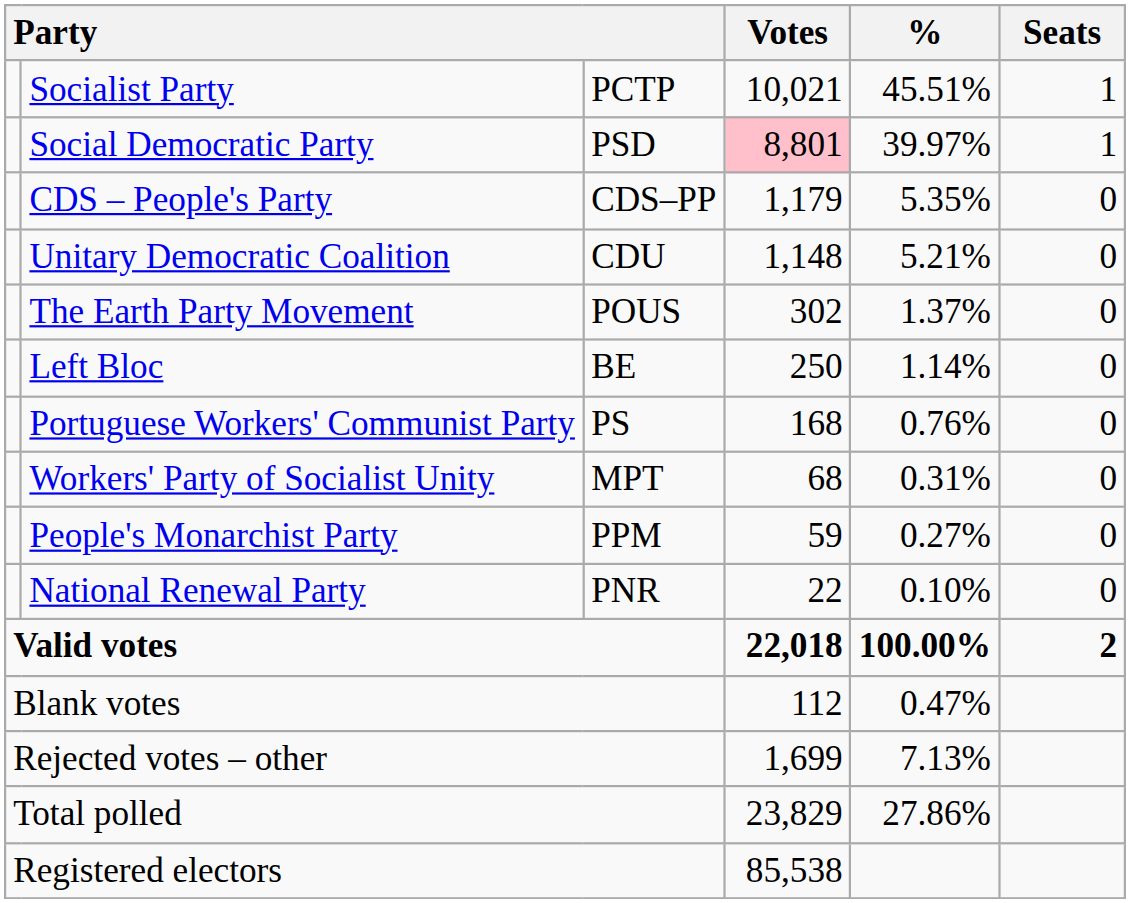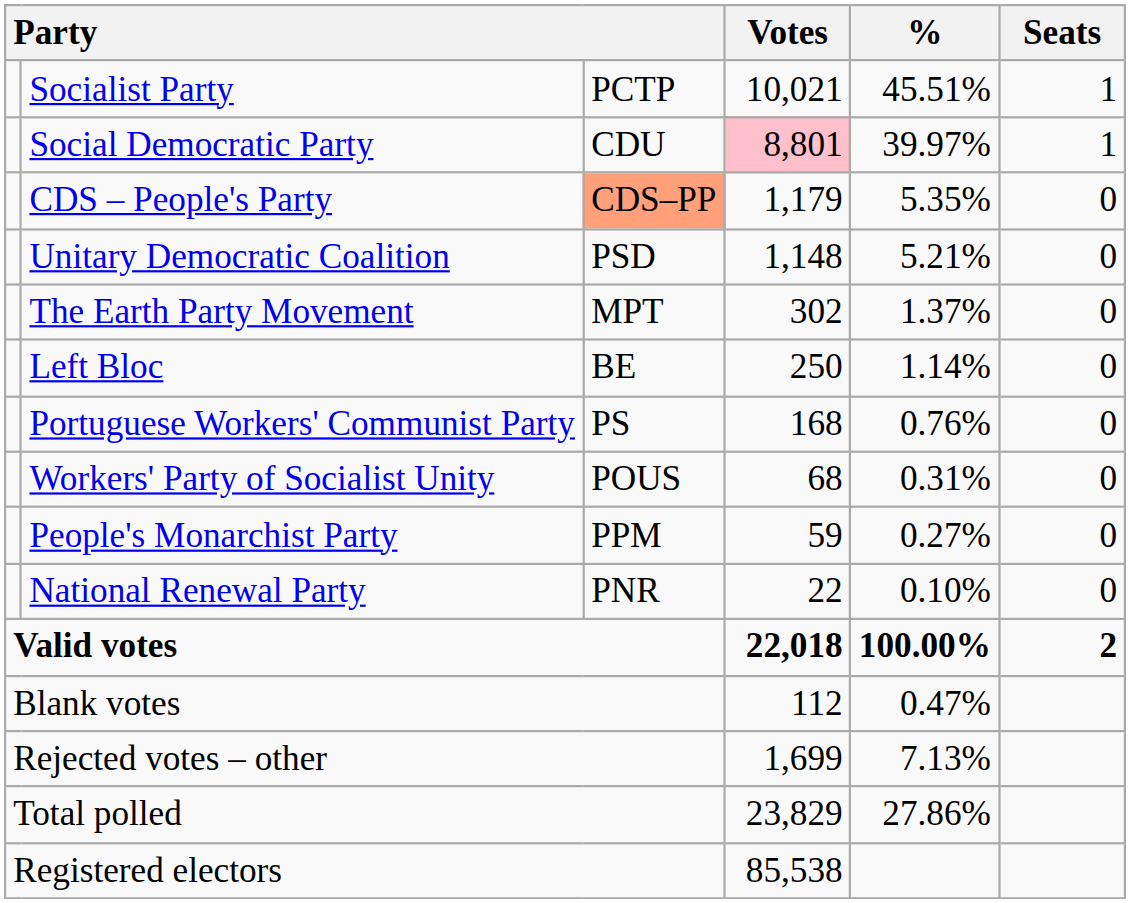(623, 144) PSD -> (628, 144) CDU
(654, 199) no background -> (654, 199) lightsalmon background
(628, 255) CDU -> (623, 255) PSD
(636, 311) POUS -> (627, 311) MPT
(627, 479) MPT -> (636, 479) POUS
